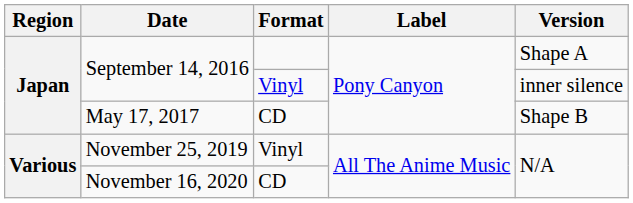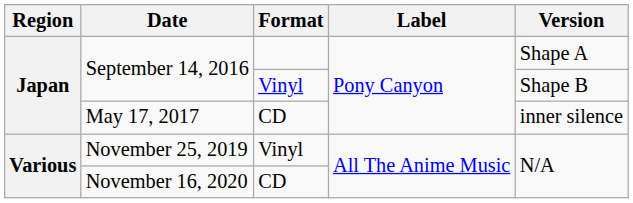(571, 85) inner silence -> (554, 85) Shape B
(554, 117) Shape B -> (571, 117) inner silence
